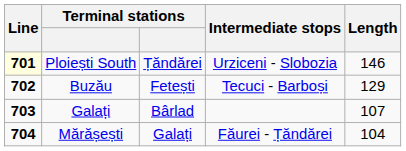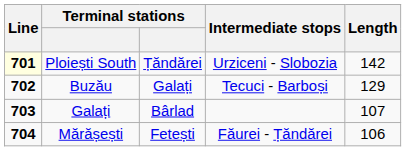(373, 63) 146 -> (373, 63) 142
(173, 87) Fetești -> (173, 87) Galați
(173, 134) Galați -> (173, 134) Fetești
(373, 134) 104 -> (373, 134) 106
